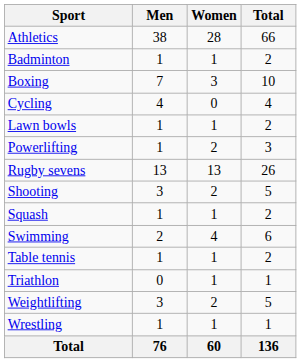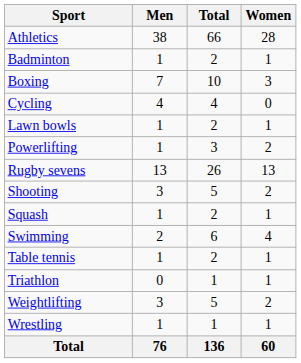columns swapped: (214, 15) <-> (268, 15)
